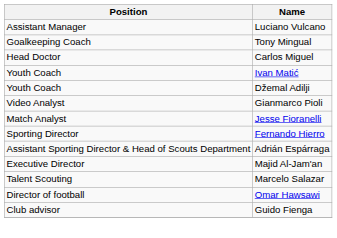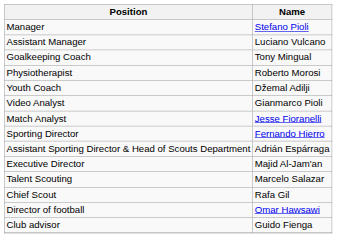+ row: (282, 27)
+ row: (288, 73)
- row: (284, 57)
- row: (277, 73)
+ row: (272, 194)
